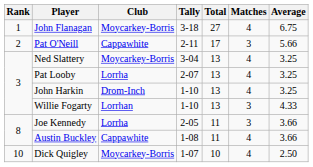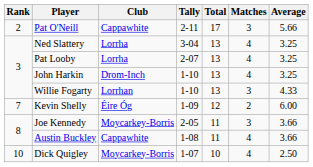- row: (63, 28)
(138, 59) Moycarkey-Borris -> (114, 43) Lorrha
+ row: (60, 106)
(114, 122) Lorrha -> (138, 122) Moycarkey-Borris
